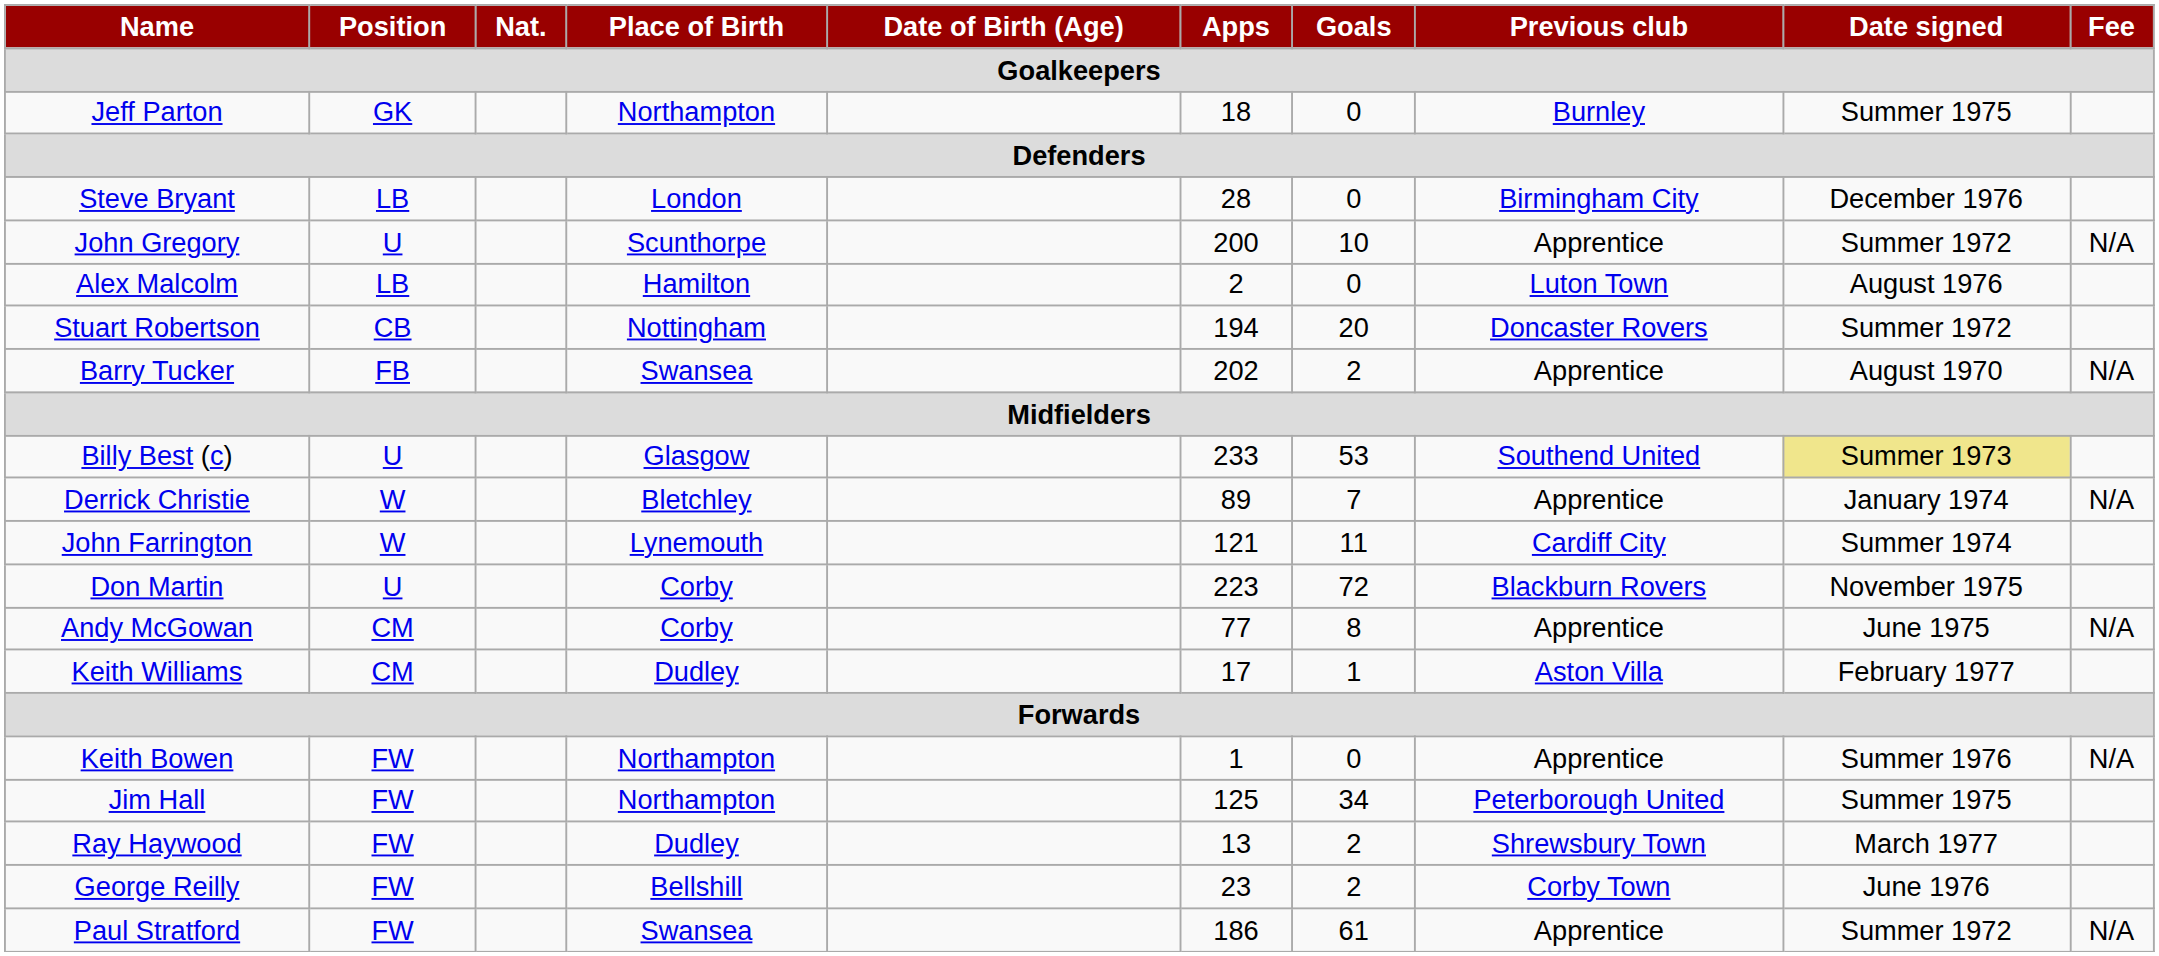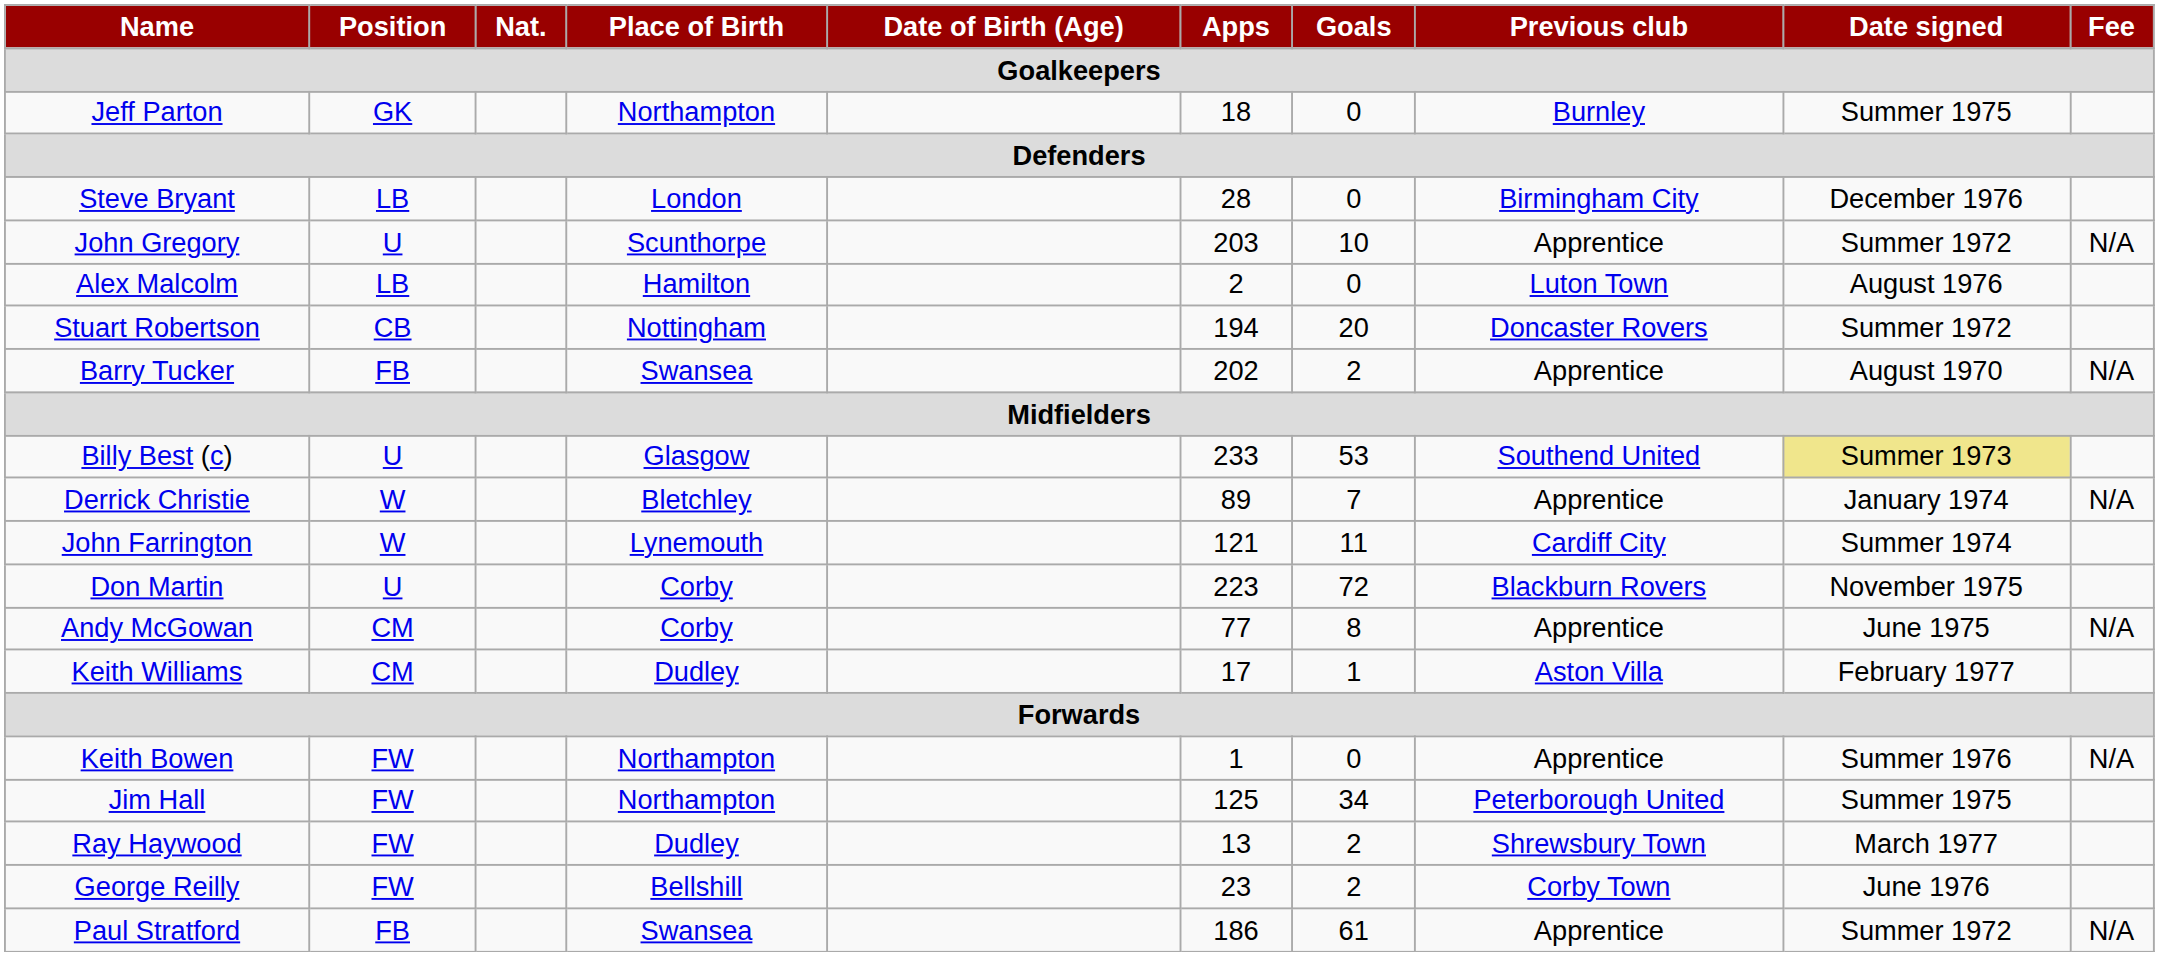(1236, 242) 200 -> (1236, 242) 203
(393, 930) FW -> (393, 930) FB
